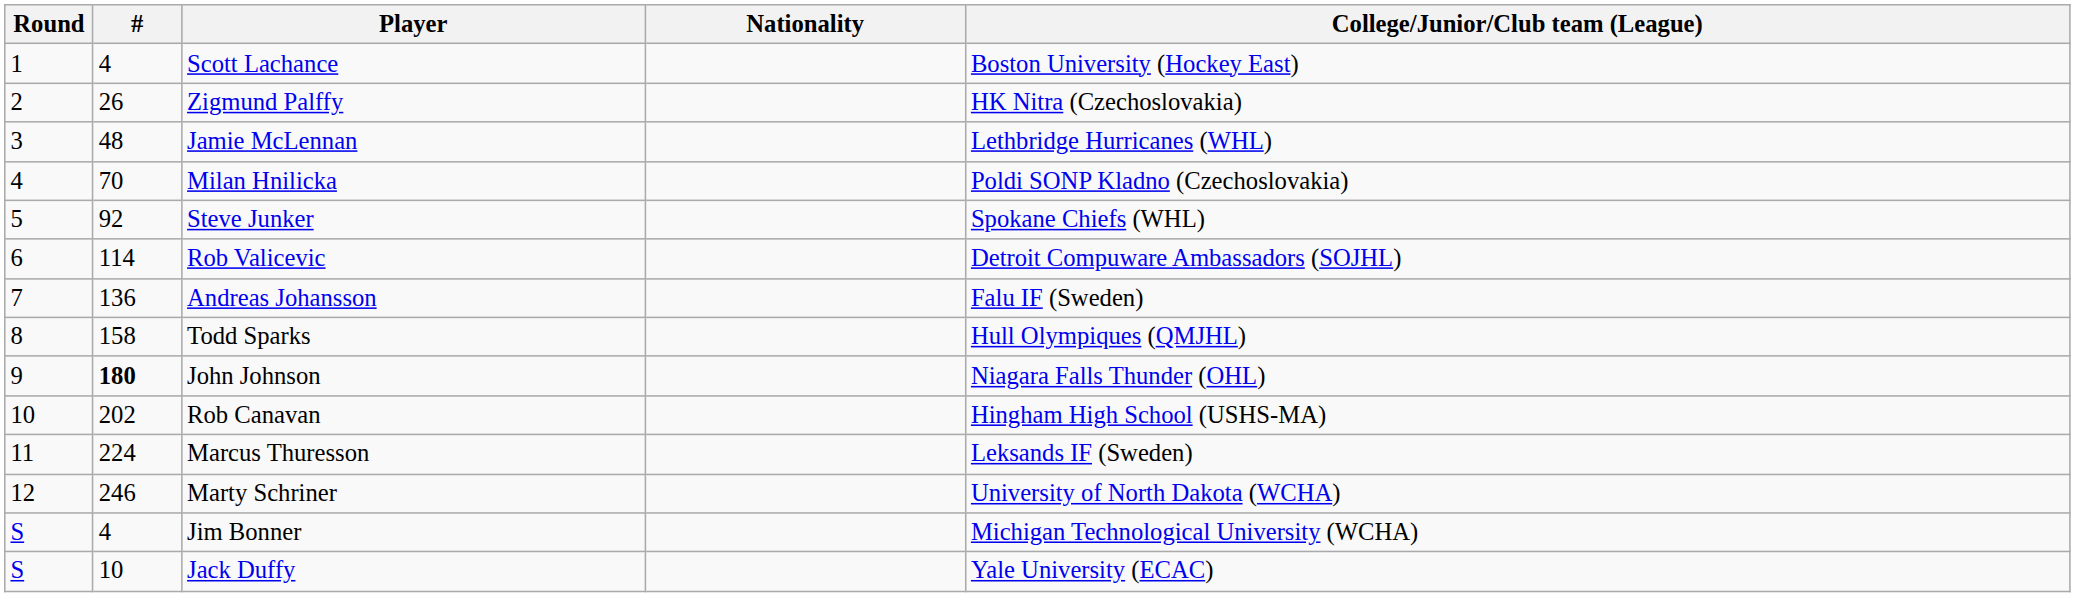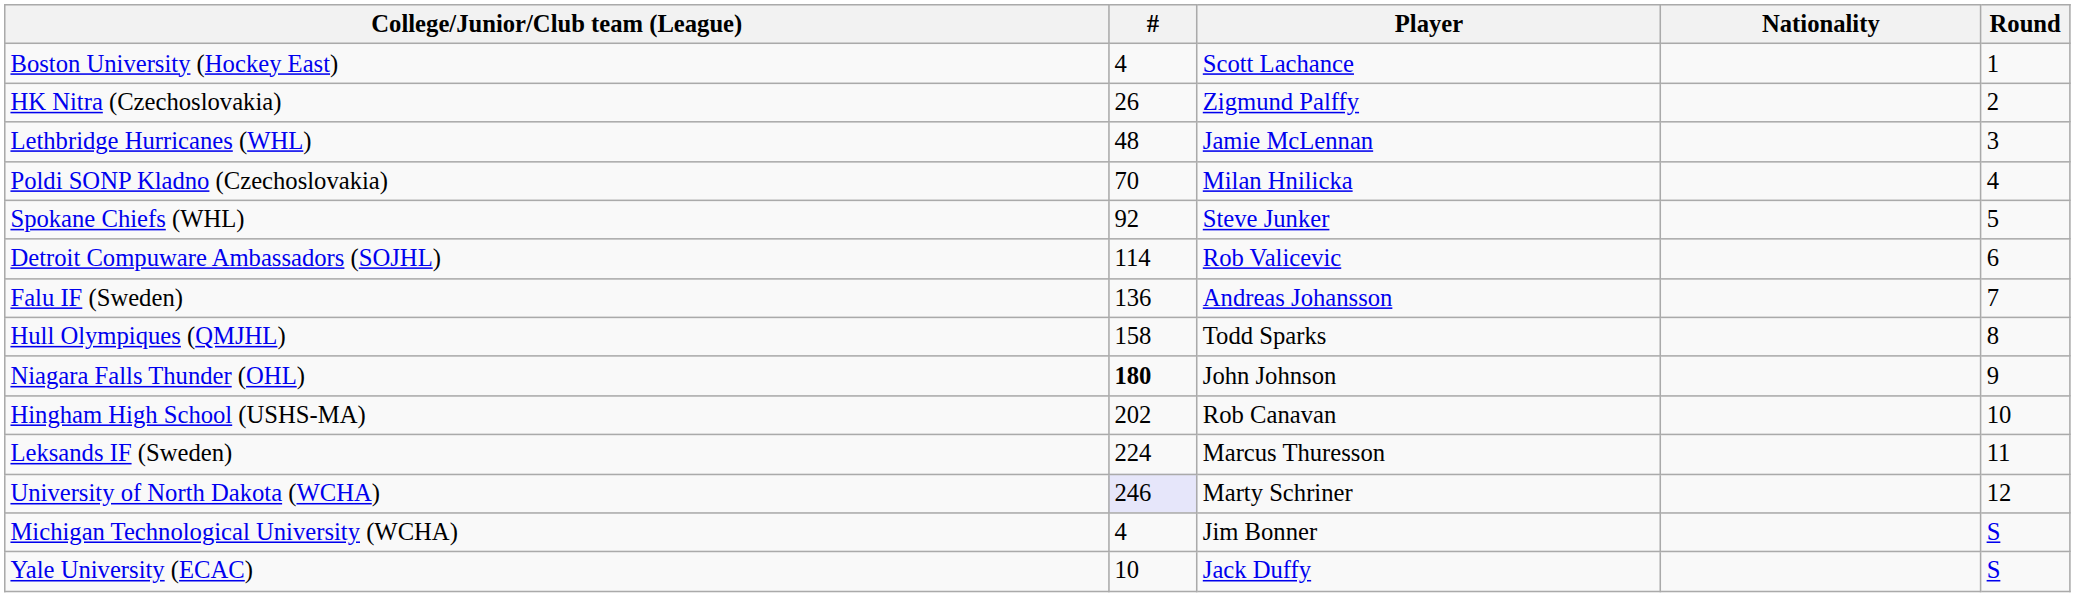columns swapped: (49, 24) <-> (1517, 24)
(117, 492) no background -> (1133, 492) lavender background
